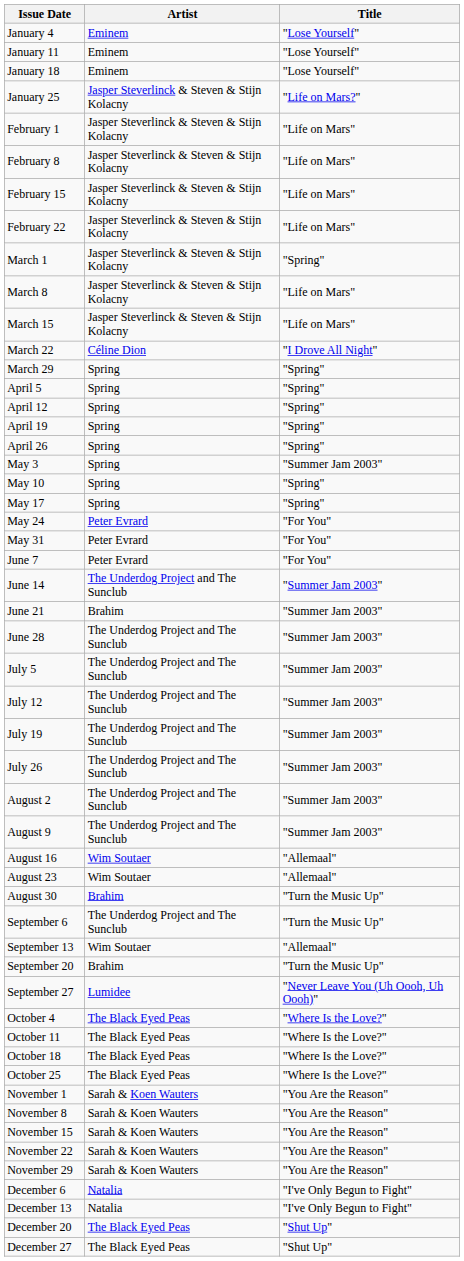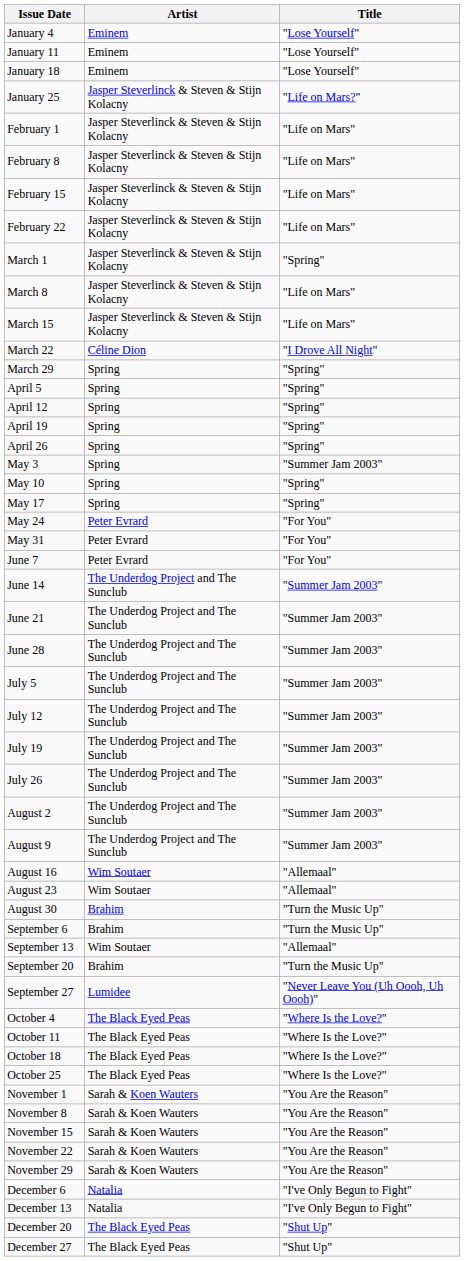(106, 611) Brahim -> (162, 618) The Underdog Project and The Sunclub
(162, 921) The Underdog Project and The Sunclub -> (106, 928) Brahim
